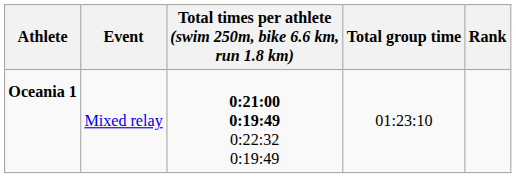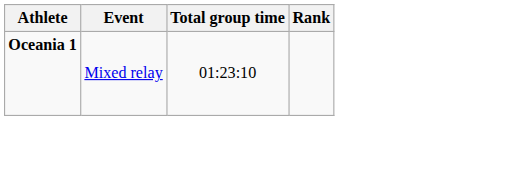- column: (255, 37)
